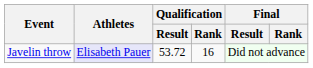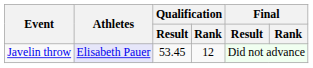(172, 53) 53.72 -> (172, 53) 53.45
(208, 53) 16 -> (208, 53) 12
